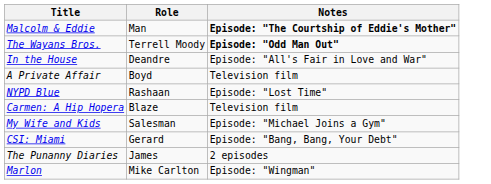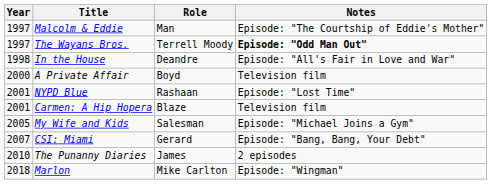+ column: (18, 12)
(333, 28) bold -> (361, 28) normal
